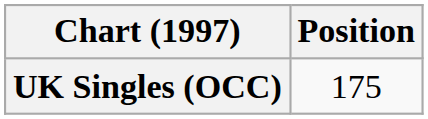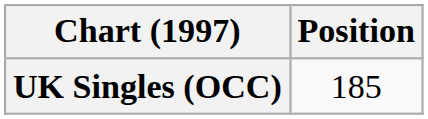(356, 85) 175 -> (356, 85) 185
